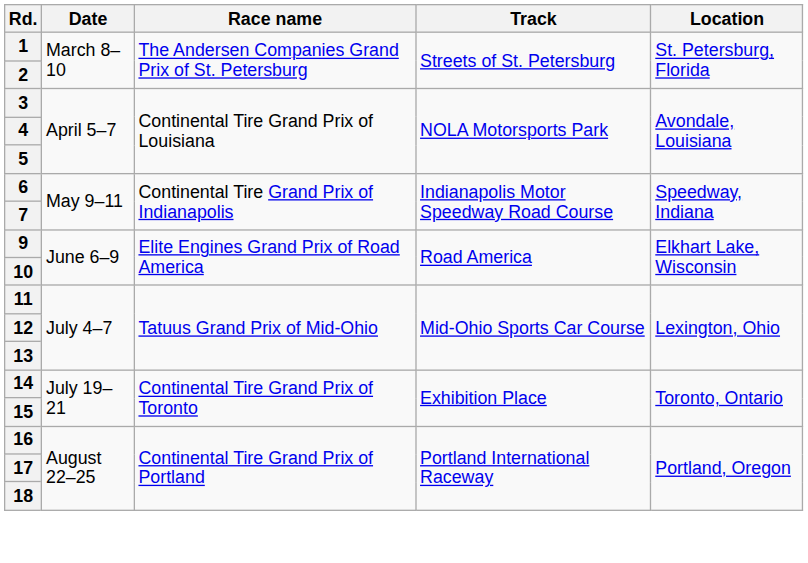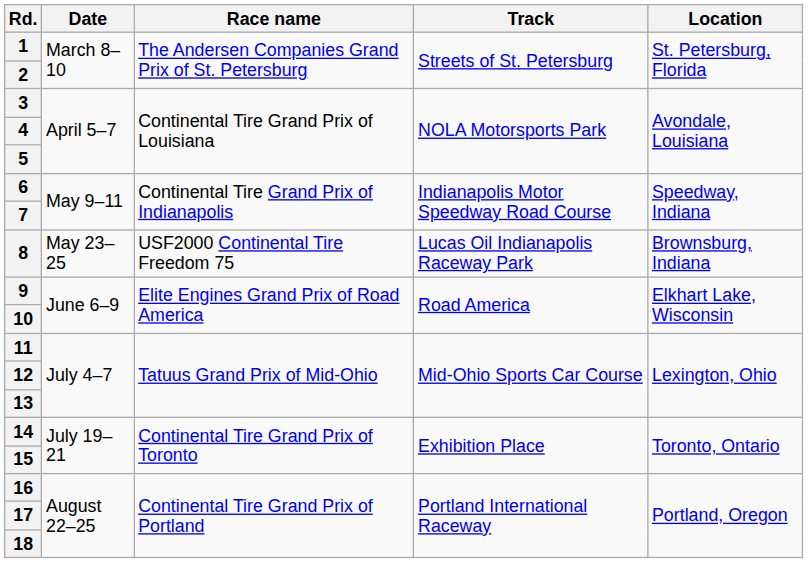+ row: (23, 253)
